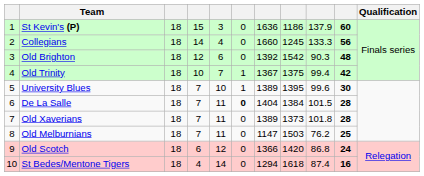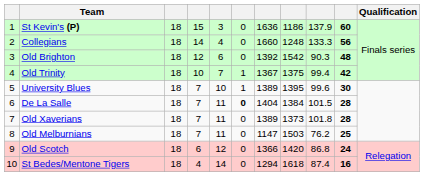(293, 42) 1245 -> (293, 42) 1248
